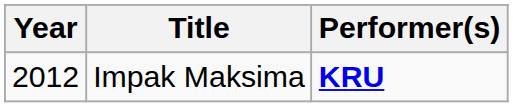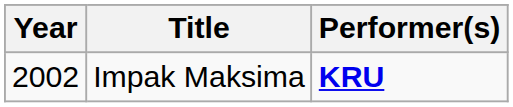(46, 76) 2012 -> (46, 76) 2002
